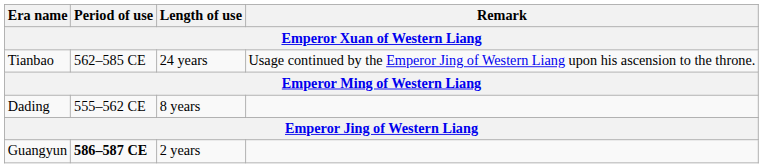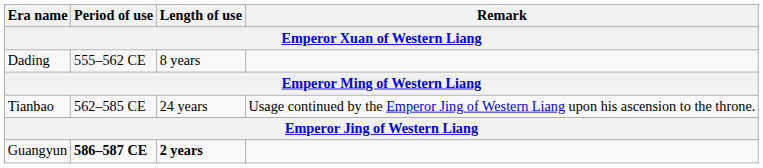rows swapped: (29, 106) <-> (31, 60)
(180, 151) normal -> (181, 151) bold
